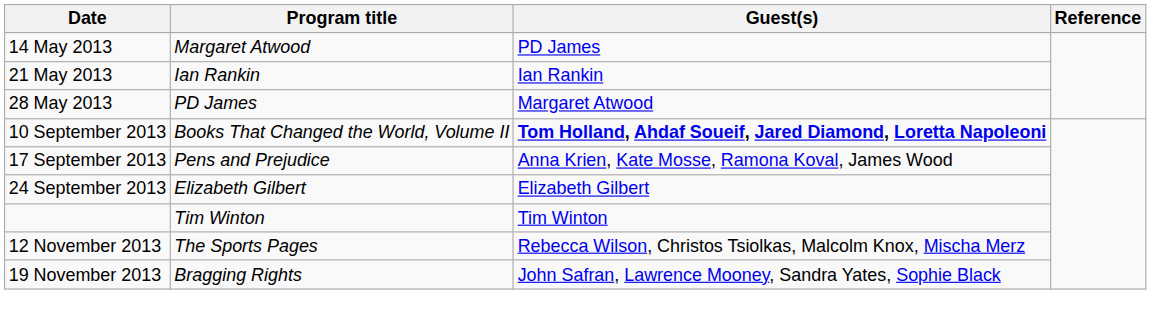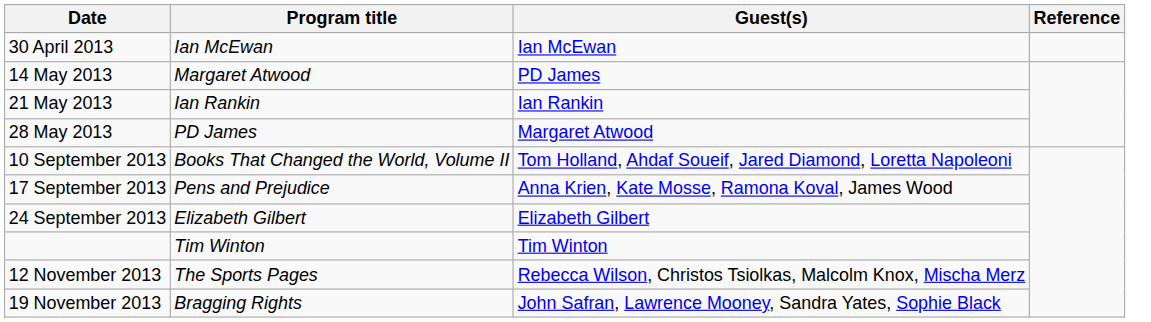+ row: (61, 47)
(782, 132) bold -> (765, 160) normal
